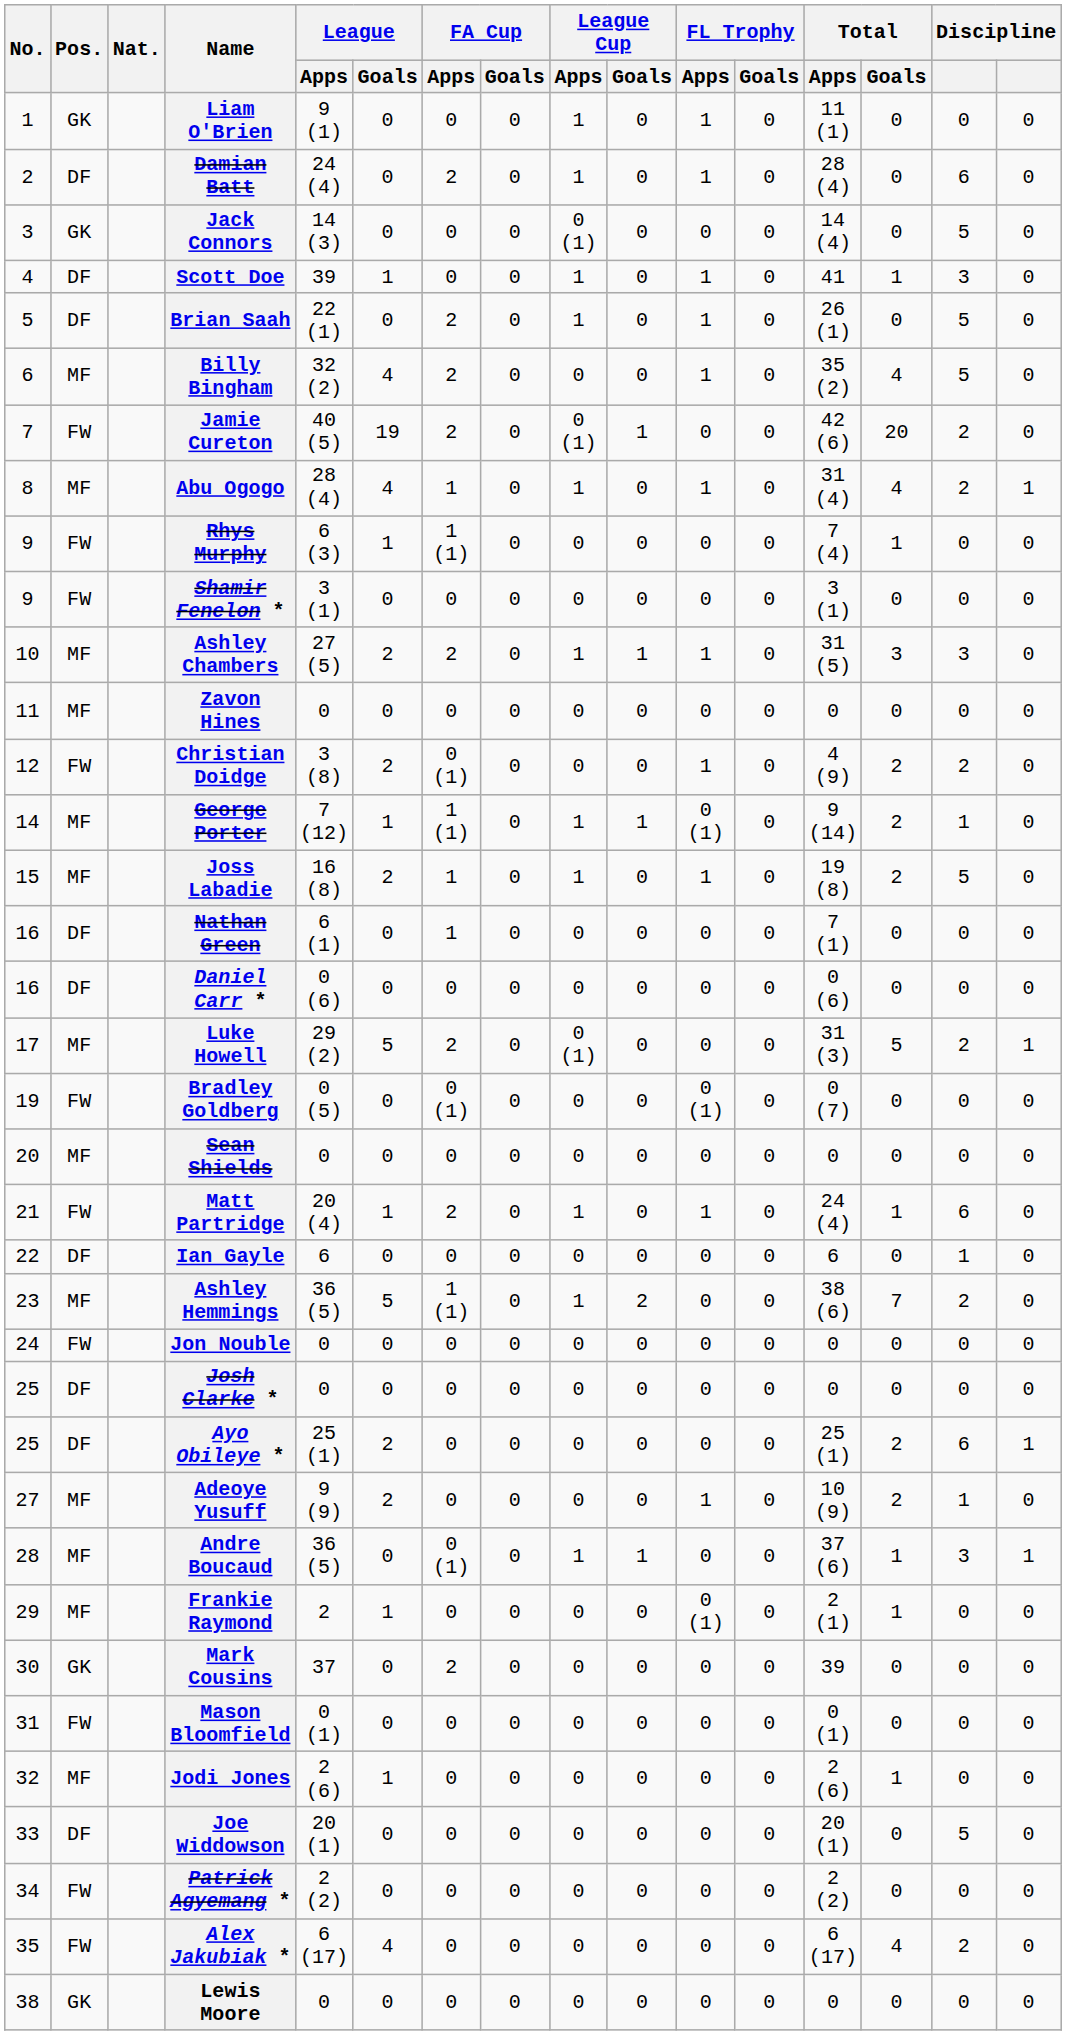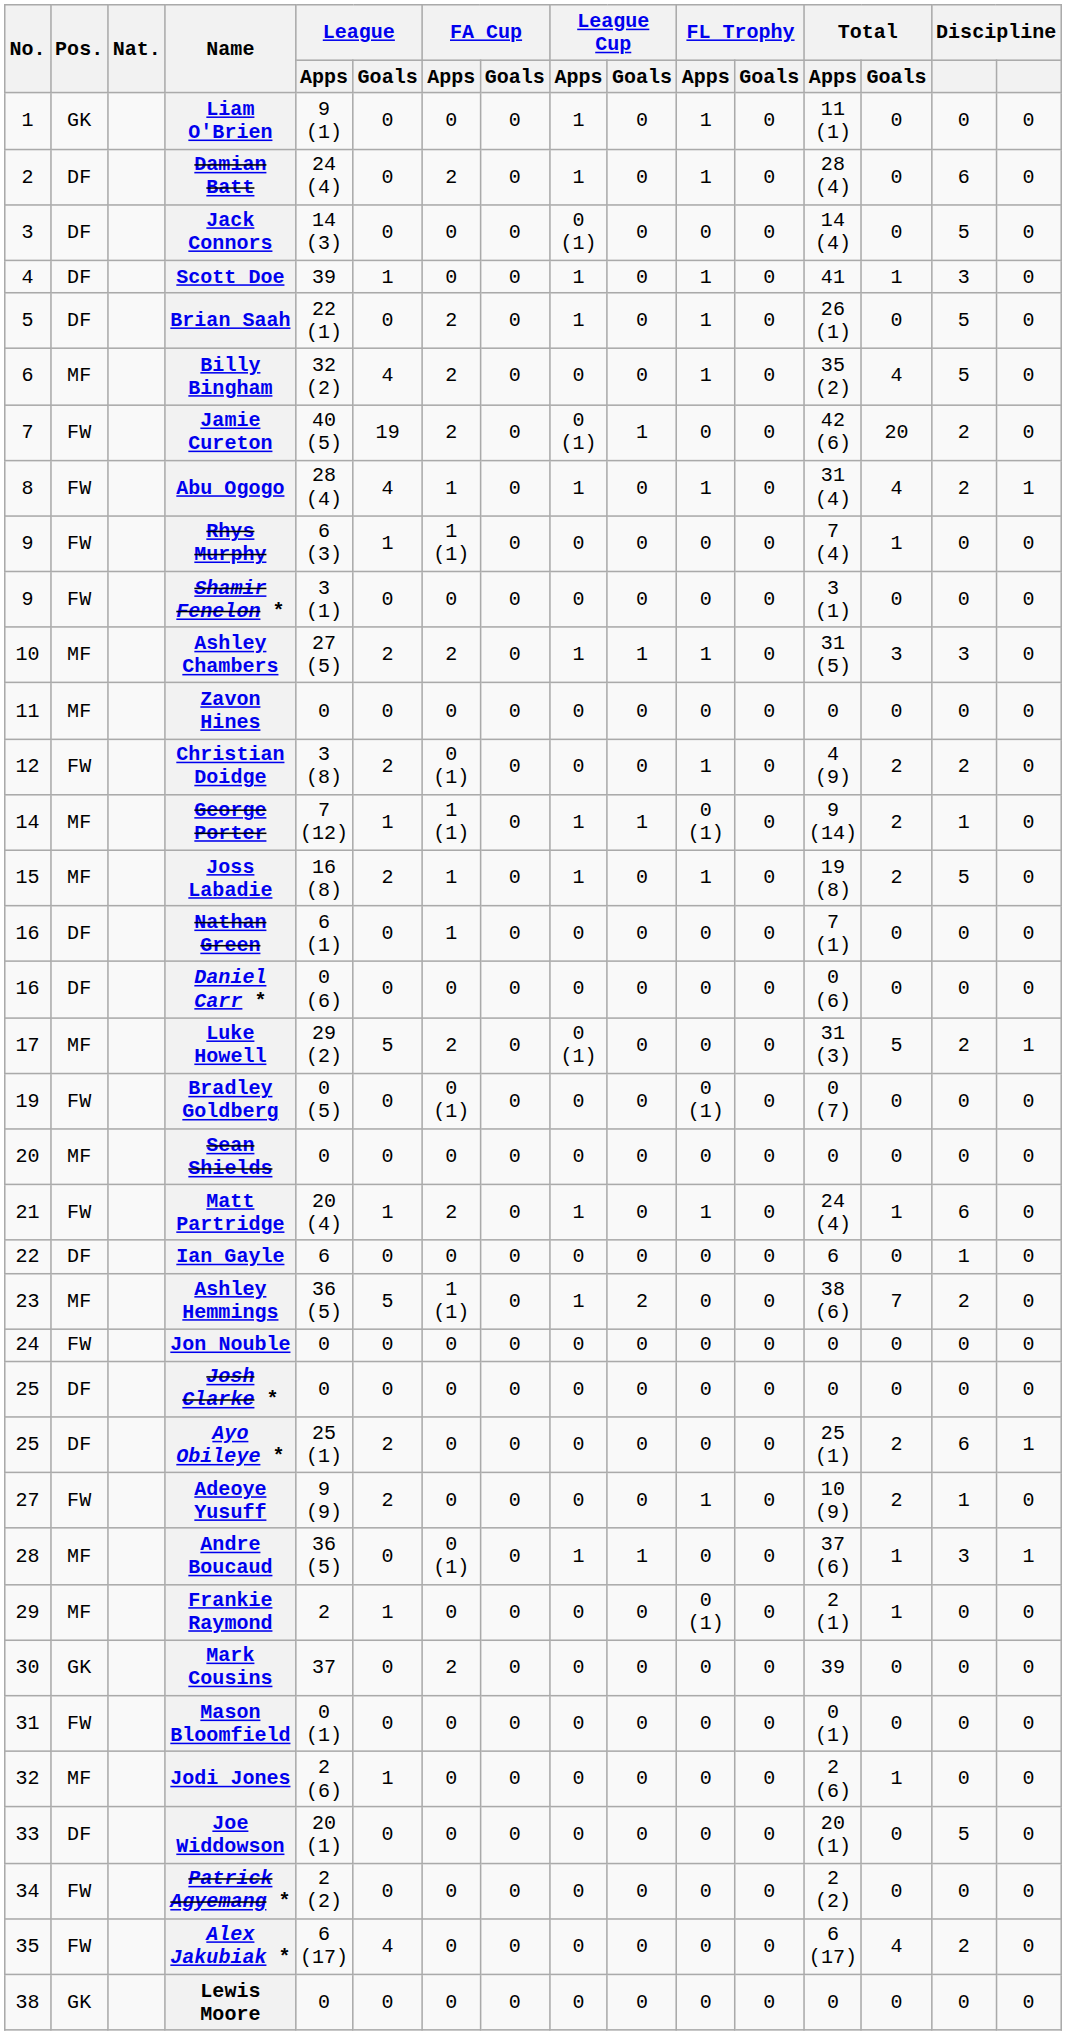(79, 232) GK -> (79, 232) DF
(79, 488) MF -> (79, 488) FW
(79, 1501) MF -> (79, 1501) FW
